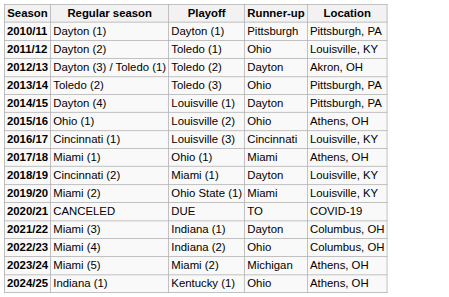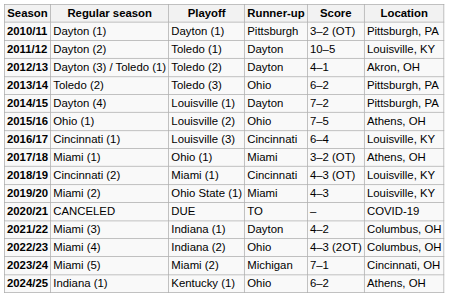+ column: (336, 13)
(259, 49) Ohio -> (265, 49) Dayton
(265, 175) Dayton -> (272, 175) Cincinnati
(339, 265) Athens, OH -> (404, 265) Cincinnati, OH
